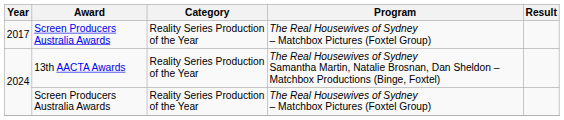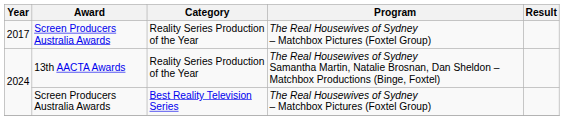(207, 101) Reality Series Production of the Year -> (201, 101) Best Reality Television Series
